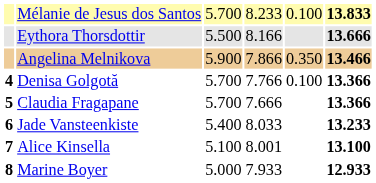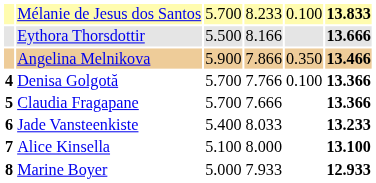(264, 147) 8.001 -> (264, 147) 8.000
